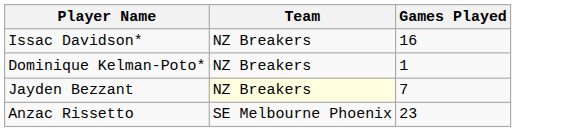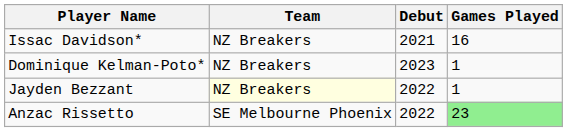+ column: (422, 17)
(404, 90) 7 -> (456, 90) 1
(408, 114) no background -> (460, 114) lightgreen background
